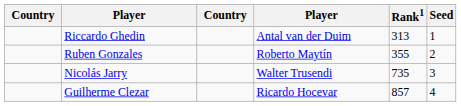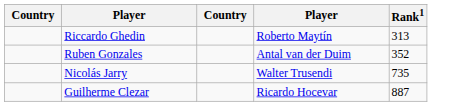- column: (441, 15)
(304, 35) Antal van der Duim -> (294, 35) Roberto Maytín
(294, 54) Roberto Maytín -> (304, 54) Antal van der Duim
(400, 54) 355 -> (400, 54) 352
(400, 92) 857 -> (400, 92) 887
